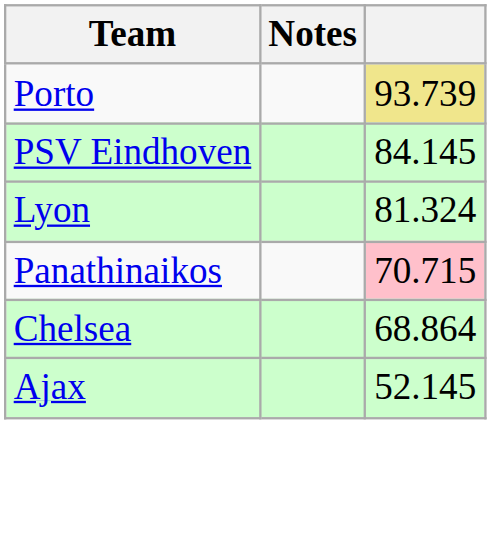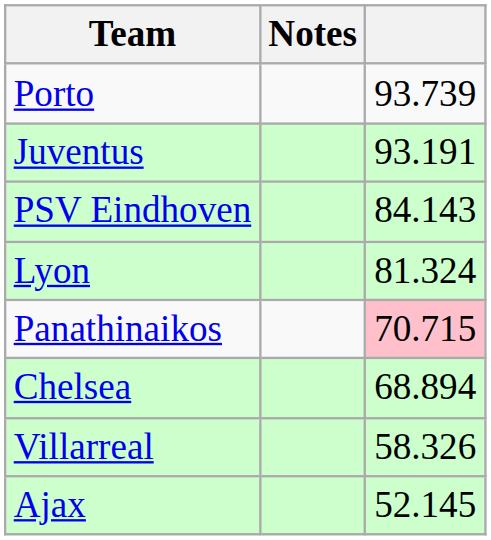(425, 92) khaki background -> (425, 92) no background
+ row: (79, 151)
(425, 151) 84.145 -> (425, 210) 84.143
(425, 328) 68.864 -> (425, 387) 68.894
+ row: (84, 446)
